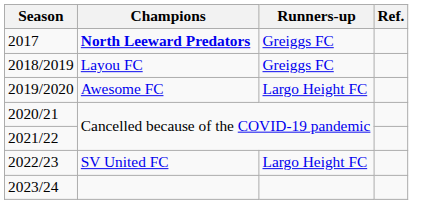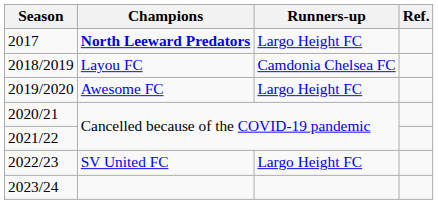(298, 41) Greiggs FC -> (310, 41) Largo Height FC
(298, 65) Greiggs FC -> (327, 65) Camdonia Chelsea FC
